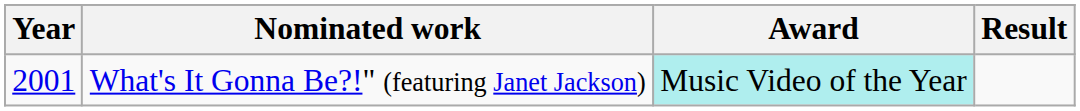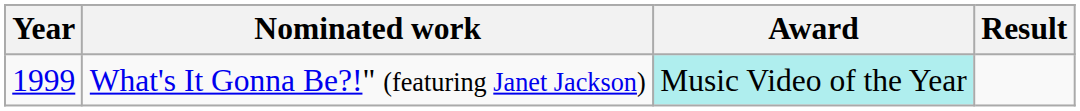(44, 79) 2001 -> (44, 79) 1999
